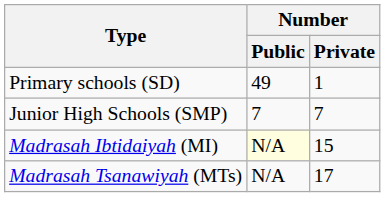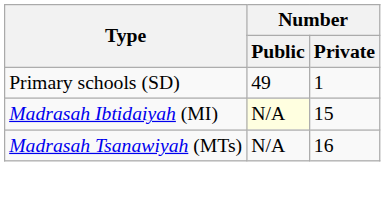- row: (118, 113)
(324, 176) 17 -> (324, 144) 16
